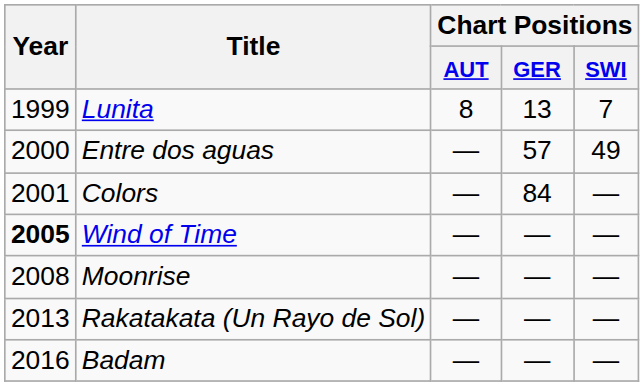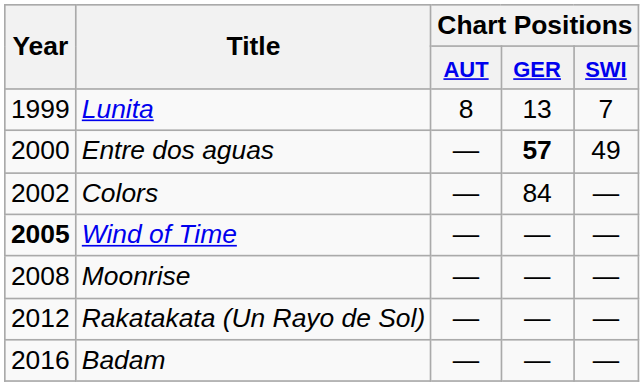(537, 151) normal -> (537, 151) bold
(40, 192) 2001 -> (40, 192) 2002
(40, 318) 2013 -> (40, 318) 2012
